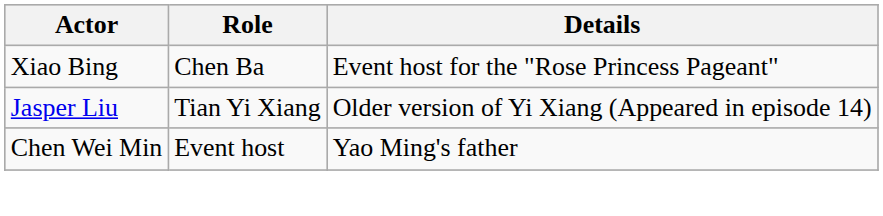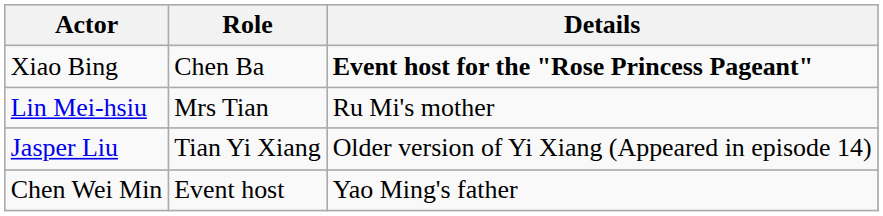(556, 66) normal -> (573, 66) bold
+ row: (79, 107)
